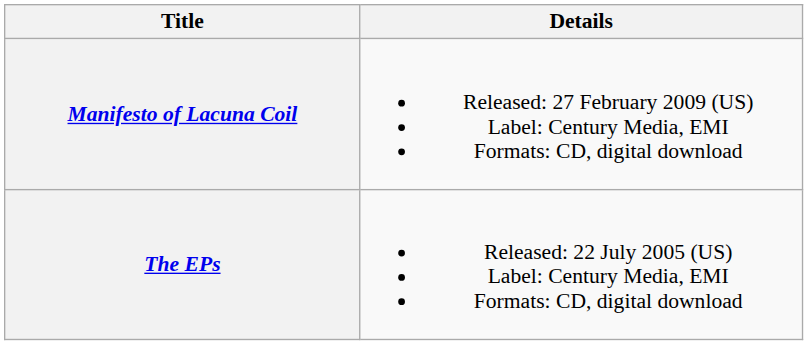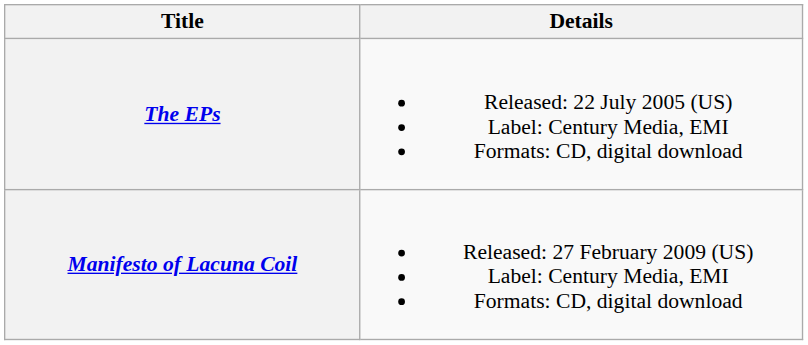rows swapped: (182, 264) <-> (182, 113)
